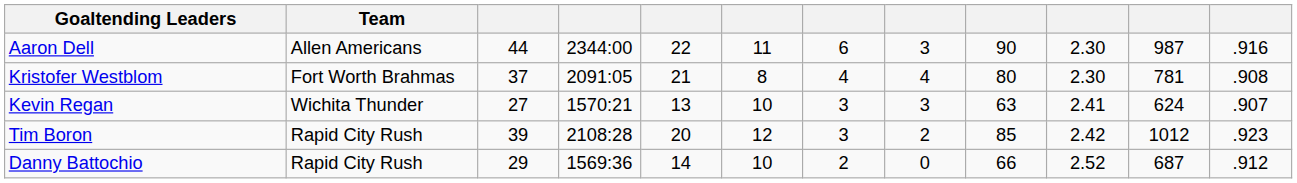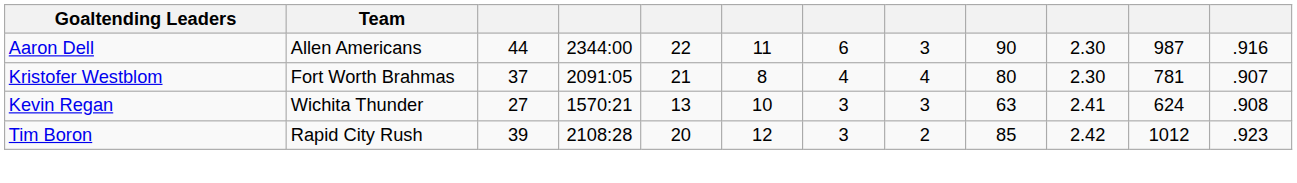(1250, 76) .908 -> (1250, 76) .907
(1250, 105) .907 -> (1250, 105) .908
- row: (76, 163)
